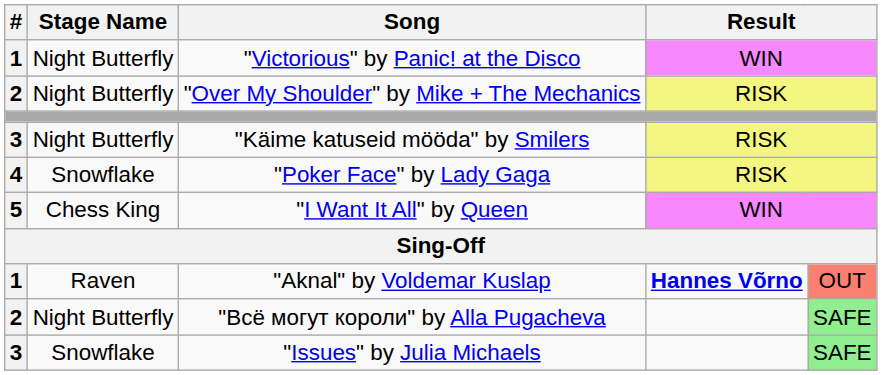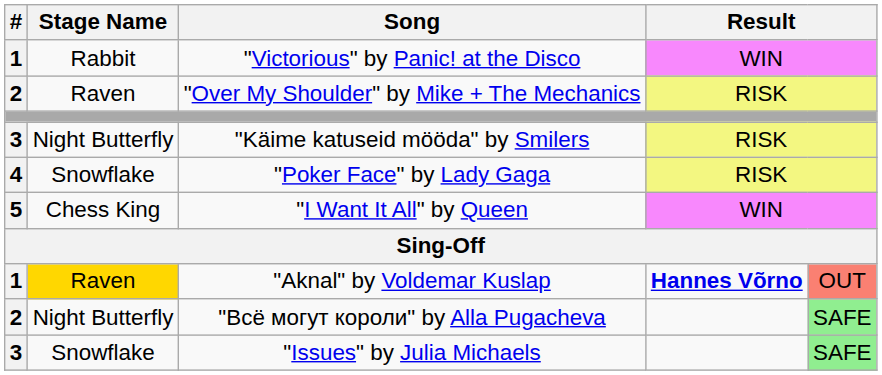(103, 57) Night Butterfly -> (103, 57) Rabbit
(103, 93) Night Butterfly -> (103, 93) Raven
(103, 281) no background -> (103, 281) gold background
